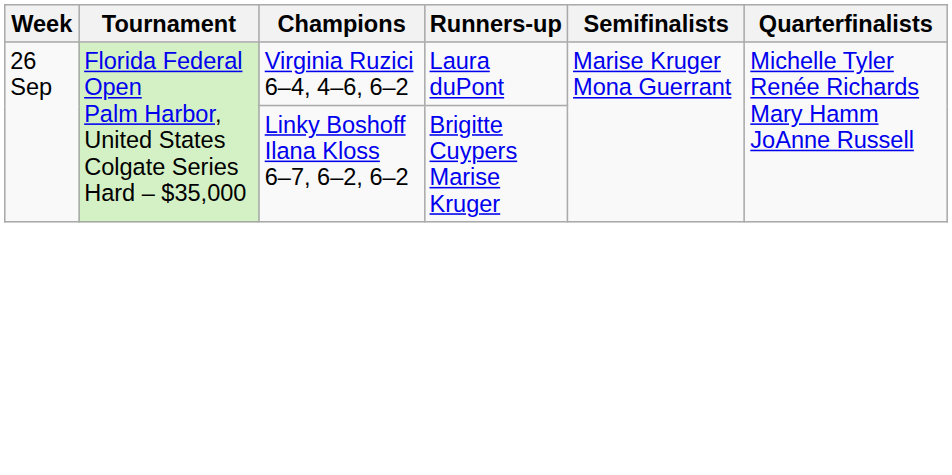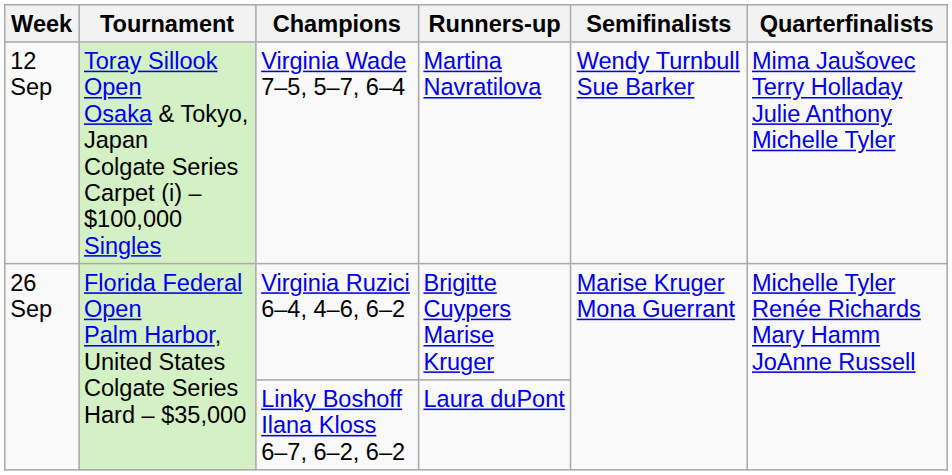+ row: (334, 74)
(467, 74) Laura duPont -> (467, 322) Brigitte Cuypers Marise Kruger
(473, 164) Brigitte Cuypers Marise Kruger -> (494, 399) Laura duPont
